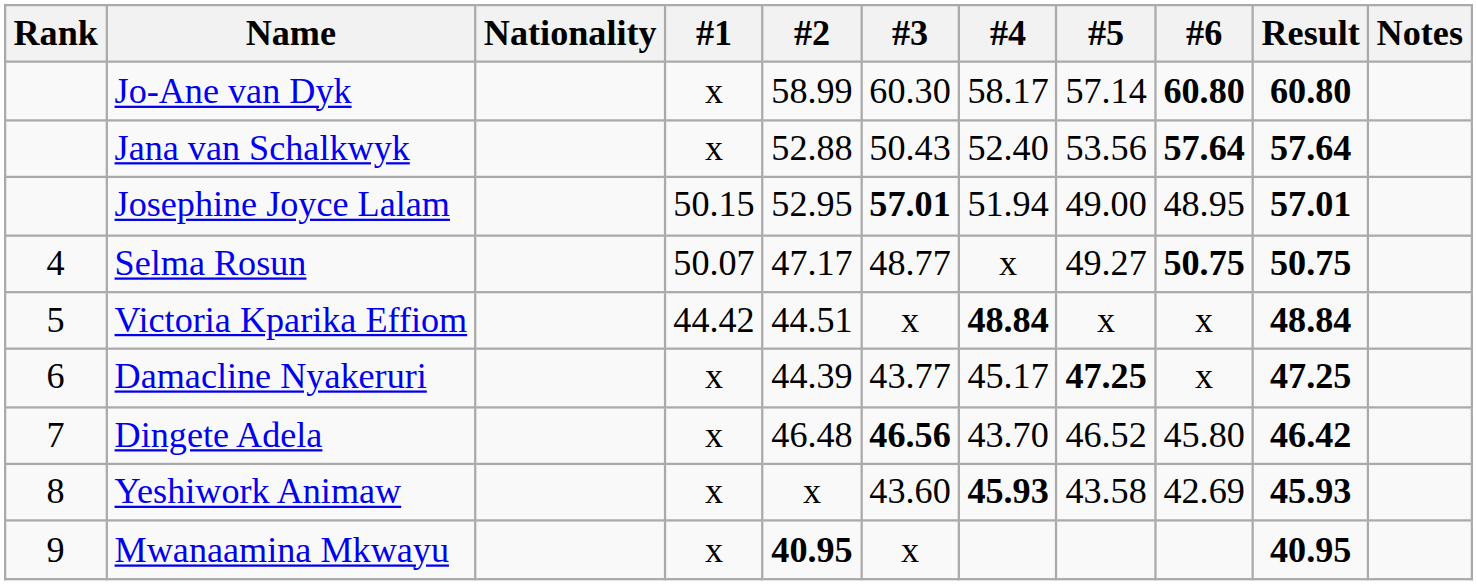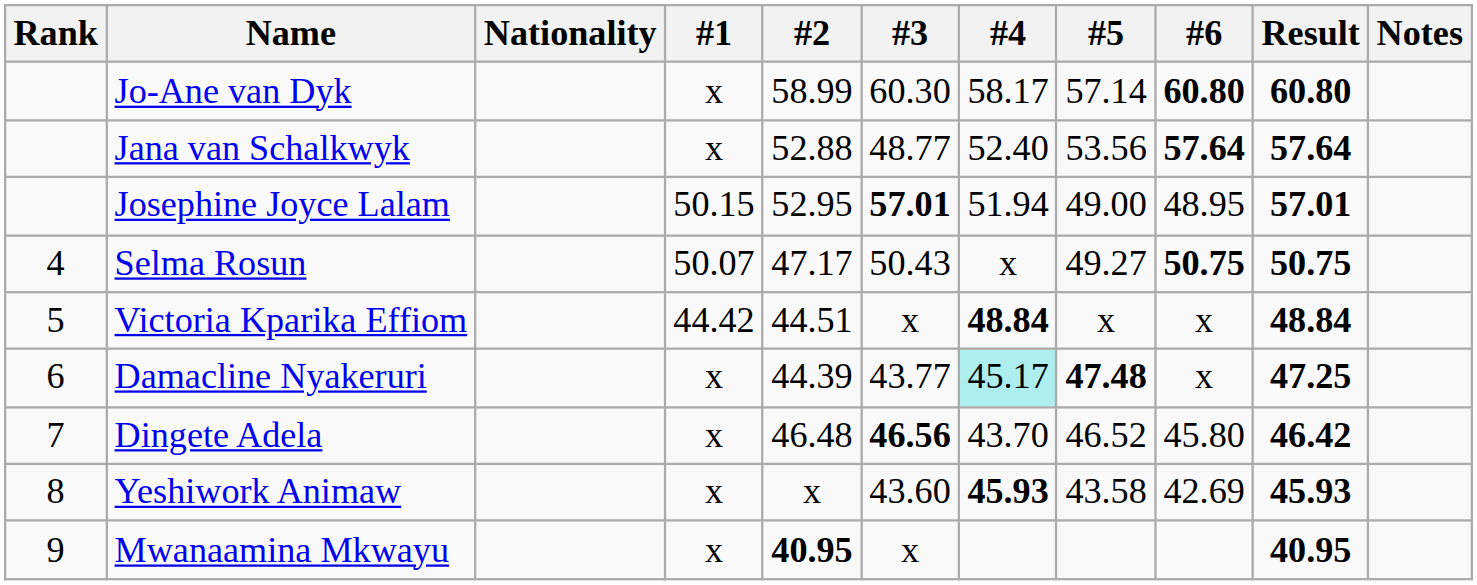(910, 147) 50.43 -> (910, 147) 48.77
(910, 262) 48.77 -> (910, 262) 50.43
(1008, 377) no background -> (1008, 377) paleturquoise background
(1106, 377) 47.25 -> (1106, 377) 47.48
